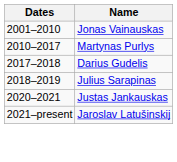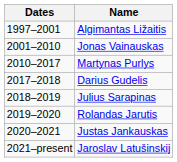+ row: (122, 30)
+ row: (117, 115)
